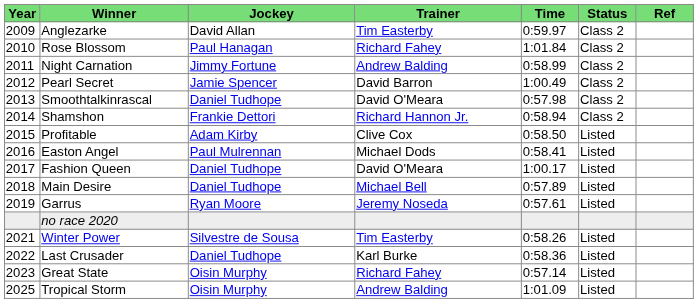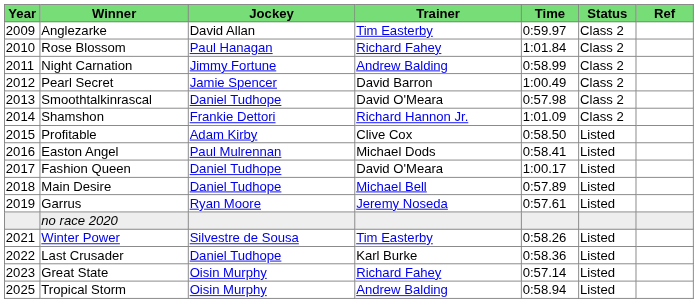(545, 117) 0:58.94 -> (545, 117) 1:01.09
(545, 290) 1:01.09 -> (545, 290) 0:58.94
